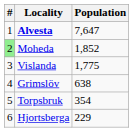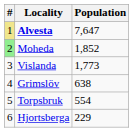(10, 30) no background -> (10, 30) khaki background
(87, 65) 1,775 -> (87, 65) 1,773
(83, 100) 354 -> (83, 100) 554
